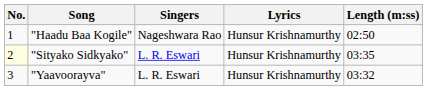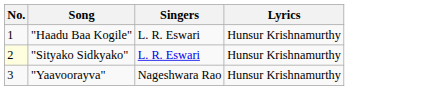- column: (383, 14)
(180, 35) Nageshwara Rao -> (169, 35) L. R. Eswari
(169, 75) L. R. Eswari -> (180, 75) Nageshwara Rao
